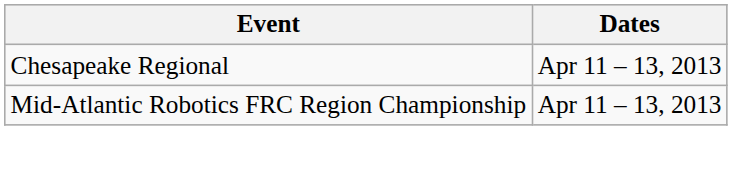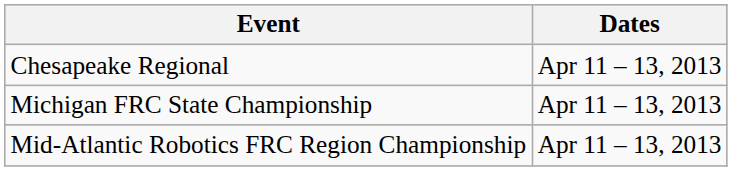+ row: (191, 104)
